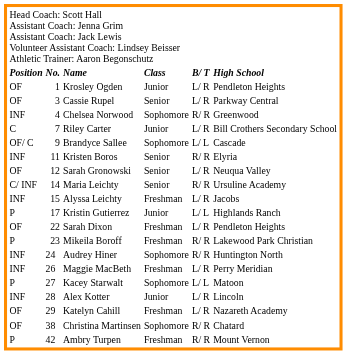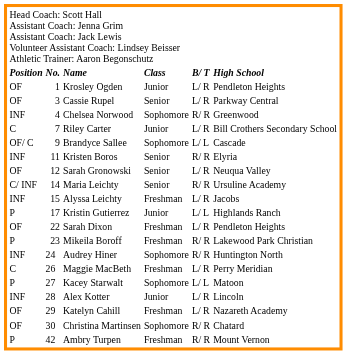(17, 269) INF -> (13, 269) C
(51, 325) 38 -> (51, 325) 30
